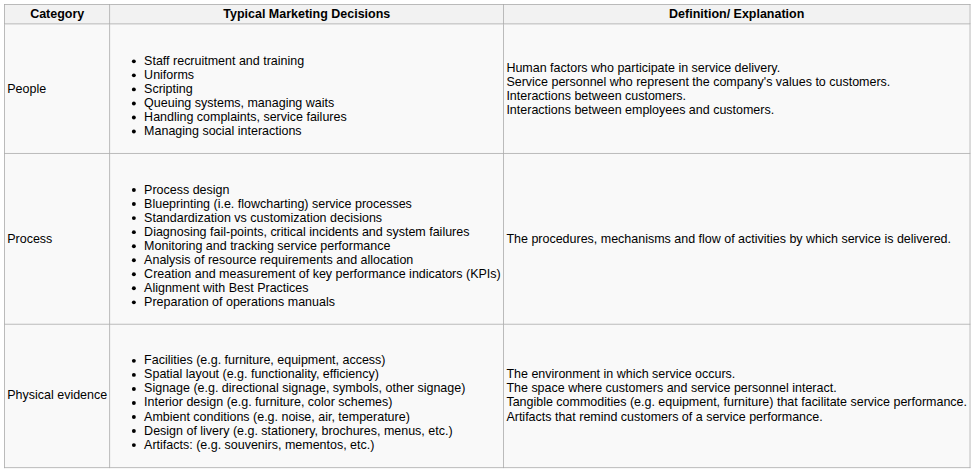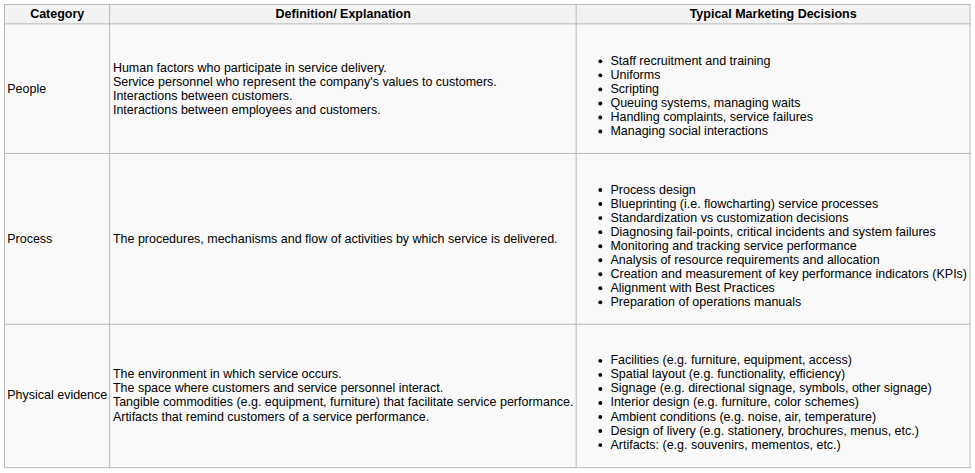columns swapped: (737, 14) <-> (307, 14)
